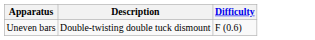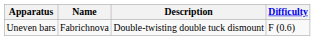+ column: (85, 12)
